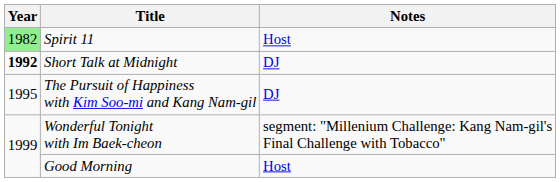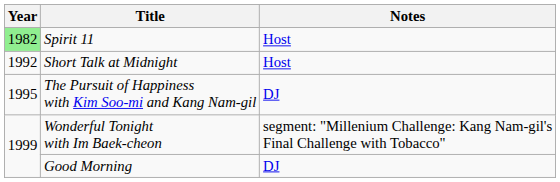(23, 62) bold -> (23, 62) normal
(271, 62) DJ -> (277, 62) Host
(277, 166) Host -> (271, 166) DJ
